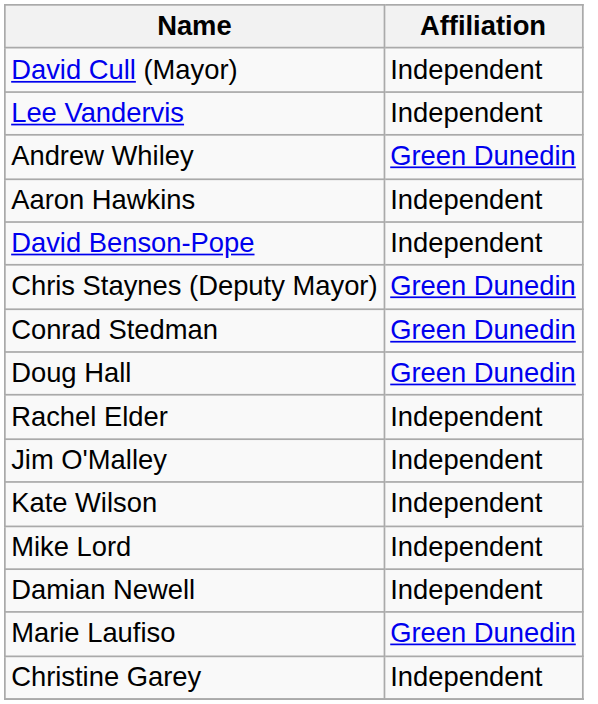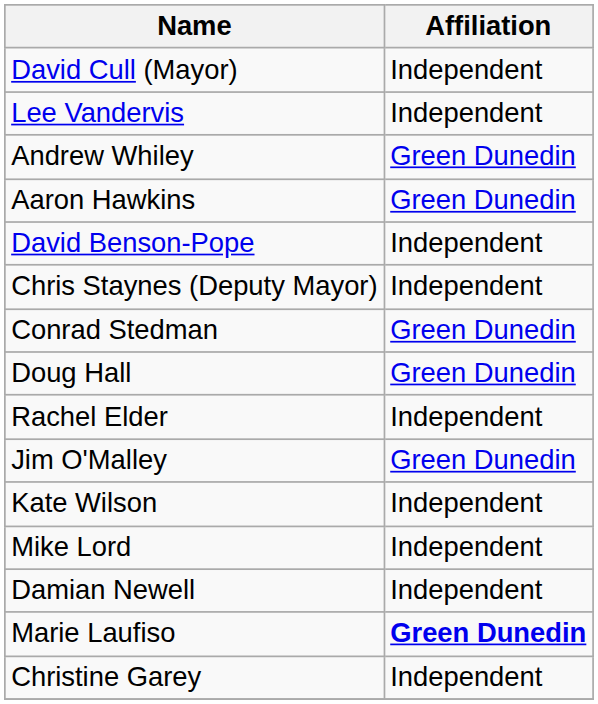(466, 199) Independent -> (483, 199) Green Dunedin
(483, 286) Green Dunedin -> (466, 286) Independent
(466, 460) Independent -> (483, 460) Green Dunedin
(483, 633) normal -> (488, 633) bold
